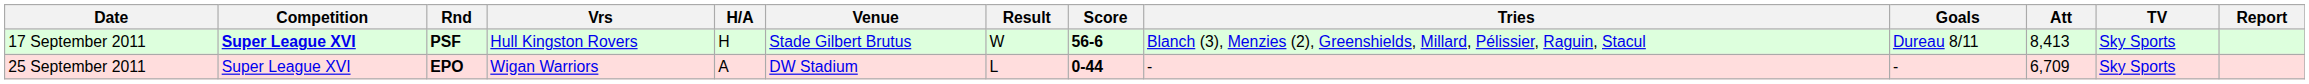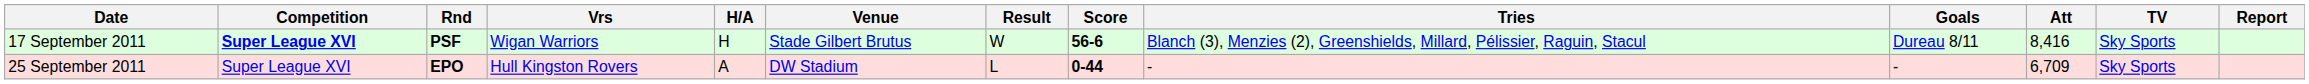(564, 41) Hull Kingston Rovers -> (544, 41) Wigan Warriors
(2050, 41) 8,413 -> (2050, 41) 8,416
(544, 66) Wigan Warriors -> (564, 66) Hull Kingston Rovers
